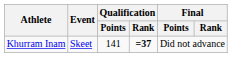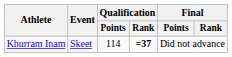(113, 44) 141 -> (113, 44) 114
